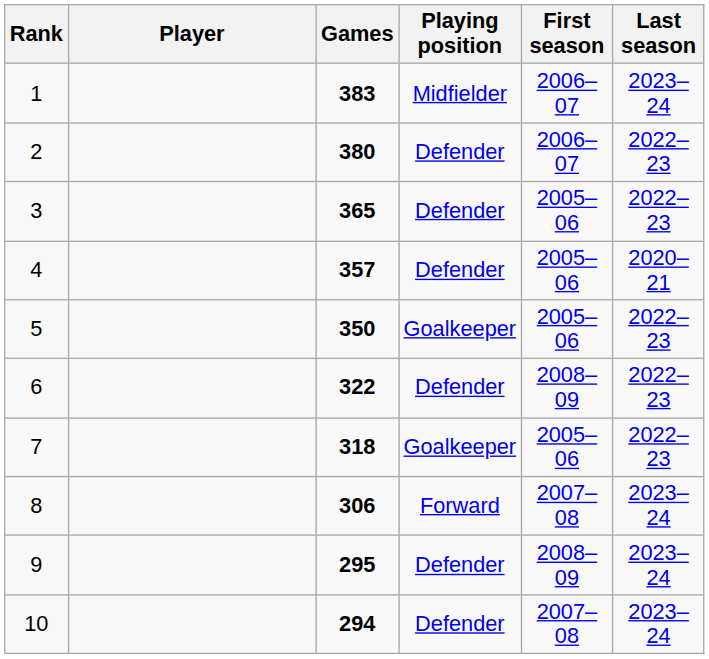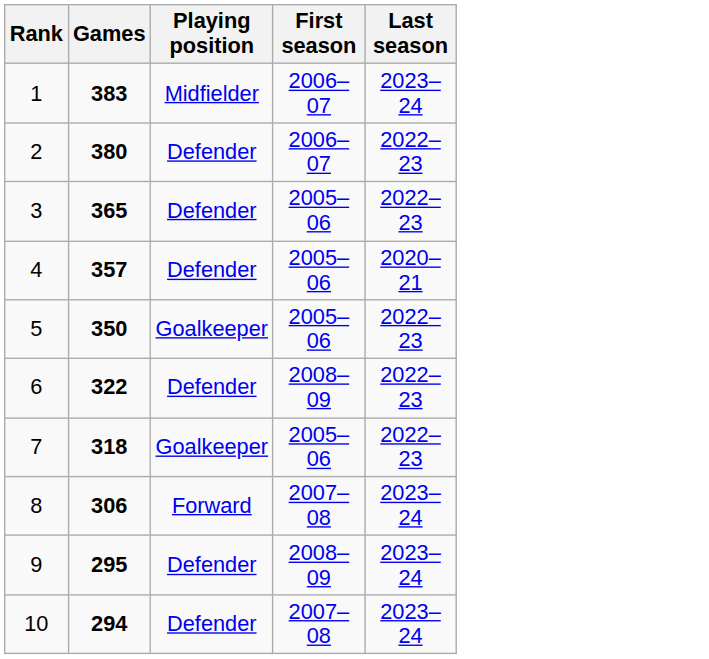- column: (192, 33)
